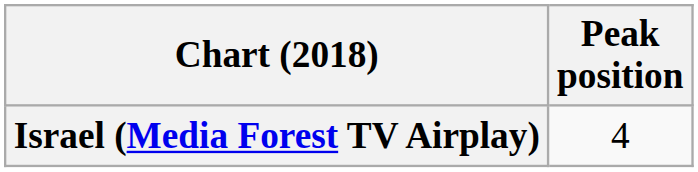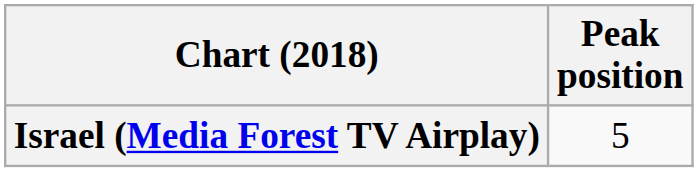(620, 135) 4 -> (620, 135) 5
